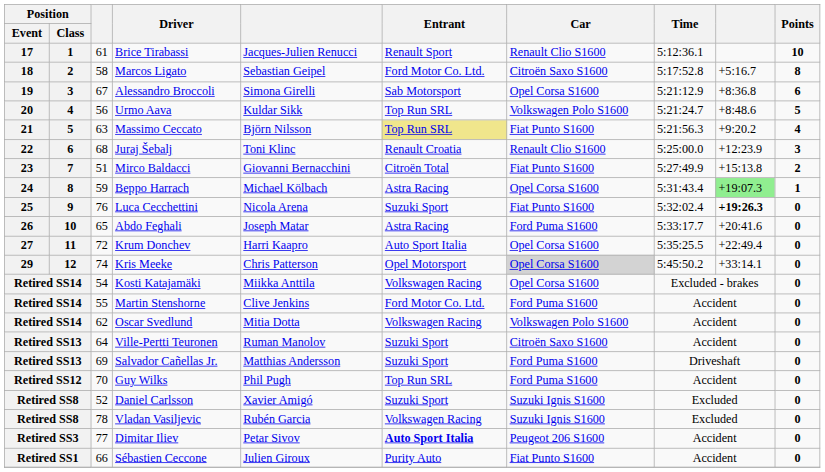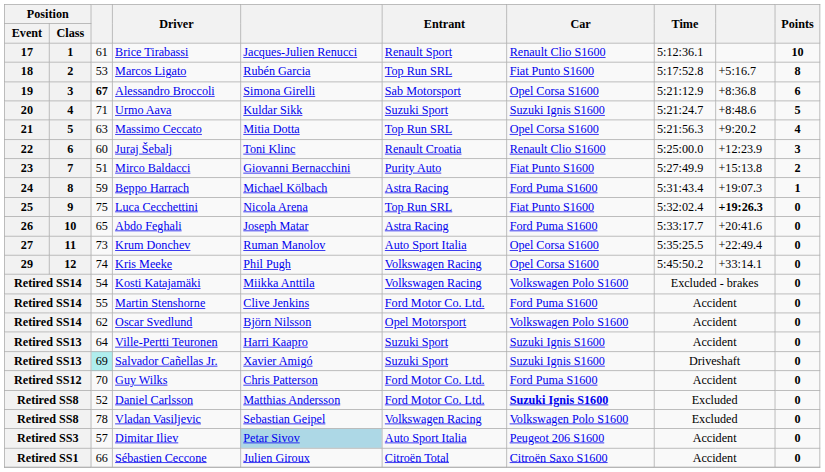(102, 71) 58 -> (102, 71) 53
(284, 71) Sebastian Geipel -> (277, 71) Rubén Garcia
(435, 71) Ford Motor Co. Ltd. -> (419, 71) Top Run SRL
(559, 71) Citroën Saxo S1600 -> (552, 71) Fiat Punto S1600
(102, 91) normal -> (102, 91) bold
(102, 110) 56 -> (102, 110) 71
(419, 110) Top Run SRL -> (416, 110) Suzuki Sport
(569, 110) Volkswagen Polo S1600 -> (557, 110) Suzuki Ignis S1600
(277, 129) Björn Nilsson -> (272, 129) Mitia Dotta
(419, 129) khaki background -> (419, 129) no background
(552, 129) Fiat Punto S1600 -> (554, 129) Opel Corsa S1600
(102, 149) 68 -> (102, 149) 60
(417, 168) Citroën Total -> (413, 168) Purity Auto
(554, 187) Opel Corsa S1600 -> (554, 187) Ford Puma S1600
(740, 187) lightgreen background -> (740, 187) no background
(102, 206) 76 -> (102, 206) 75
(416, 206) Suzuki Sport -> (419, 206) Top Run SRL
(102, 245) 72 -> (102, 245) 73
(276, 245) Harri Kaapro -> (284, 245) Ruman Manolov
(281, 264) Chris Patterson -> (267, 264) Phil Pugh
(426, 264) Opel Motorsport -> (433, 264) Volkswagen Racing
(554, 264) lightgrey background -> (554, 264) no background
(554, 284) Opel Corsa S1600 -> (569, 284) Volkswagen Polo S1600
(272, 322) Mitia Dotta -> (277, 322) Björn Nilsson
(433, 322) Volkswagen Racing -> (426, 322) Opel Motorsport
(284, 341) Ruman Manolov -> (276, 341) Harri Kaapro
(559, 341) Citroën Saxo S1600 -> (557, 341) Suzuki Ignis S1600
(102, 361) no background -> (102, 361) paleturquoise background
(292, 361) Matthias Andersson -> (278, 361) Xavier Amigó
(554, 361) Ford Puma S1600 -> (557, 361) Suzuki Ignis S1600
(267, 380) Phil Pugh -> (281, 380) Chris Patterson
(419, 380) Top Run SRL -> (435, 380) Ford Motor Co. Ltd.
(278, 399) Xavier Amigó -> (292, 399) Matthias Andersson
(416, 399) Suzuki Sport -> (435, 399) Ford Motor Co. Ltd.
(557, 399) normal -> (559, 399) bold
(277, 419) Rubén Garcia -> (284, 419) Sebastian Geipel
(557, 419) Suzuki Ignis S1600 -> (569, 419) Volkswagen Polo S1600
(102, 438) 77 -> (102, 438) 57
(272, 438) no background -> (272, 438) lightblue background
(429, 438) bold -> (426, 438) normal
(413, 457) Purity Auto -> (417, 457) Citroën Total
(552, 457) Fiat Punto S1600 -> (559, 457) Citroën Saxo S1600
